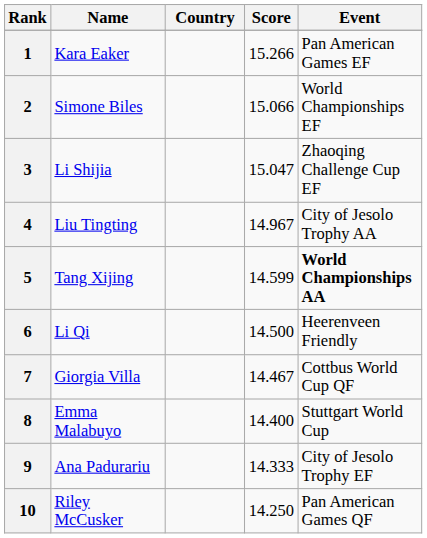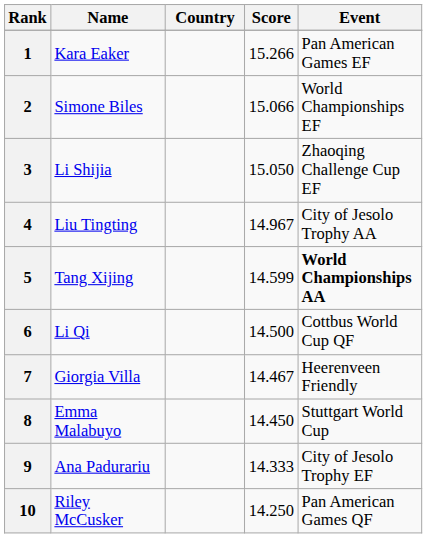(271, 170) 15.047 -> (271, 170) 15.050
(341, 331) Heerenveen Friendly -> (350, 331) Cottbus World Cup QF
(350, 376) Cottbus World Cup QF -> (341, 376) Heerenveen Friendly
(271, 421) 14.400 -> (271, 421) 14.450
